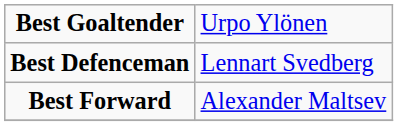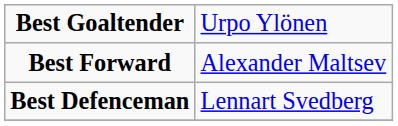rows swapped: (100, 62) <-> (100, 100)
